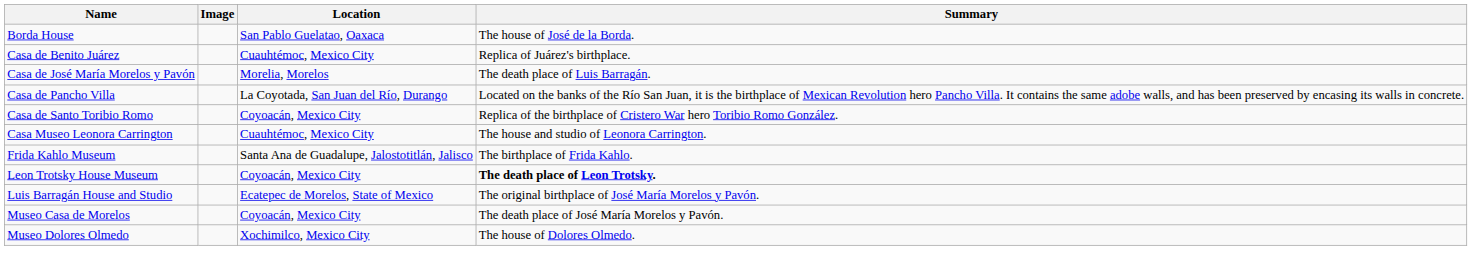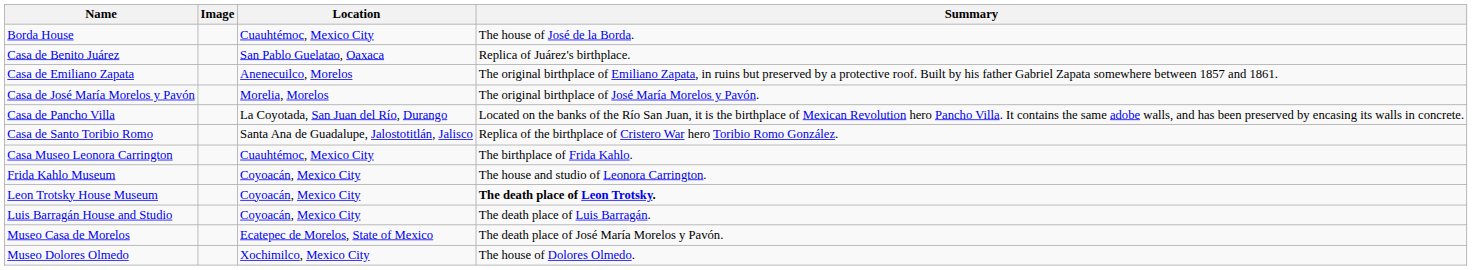(312, 34) San Pablo Guelatao, Oaxaca -> (307, 34) Cuauhtémoc, Mexico City
(307, 54) Cuauhtémoc, Mexico City -> (312, 54) San Pablo Guelatao, Oaxaca
+ row: (71, 74)
(565, 74) The death place of Luis Barragán. -> (619, 94) The original birthplace of José María Morelos y Pavón.
(300, 114) Coyoacán, Mexico City -> (356, 134) Santa Ana de Guadalupe, Jalostotitlán, Jalisco
(593, 134) The house and studio of Leonora Carrington. -> (556, 154) The birthplace of Frida Kahlo.
(356, 154) Santa Ana de Guadalupe, Jalostotitlán, Jalisco -> (300, 174) Coyoacán, Mexico City
(556, 154) The birthplace of Frida Kahlo. -> (593, 174) The house and studio of Leonora Carrington.
(337, 194) Ecatepec de Morelos, State of Mexico -> (300, 214) Coyoacán, Mexico City
(619, 194) The original birthplace of José María Morelos y Pavón. -> (565, 214) The death place of Luis Barragán.
(300, 214) Coyoacán, Mexico City -> (337, 235) Ecatepec de Morelos, State of Mexico
